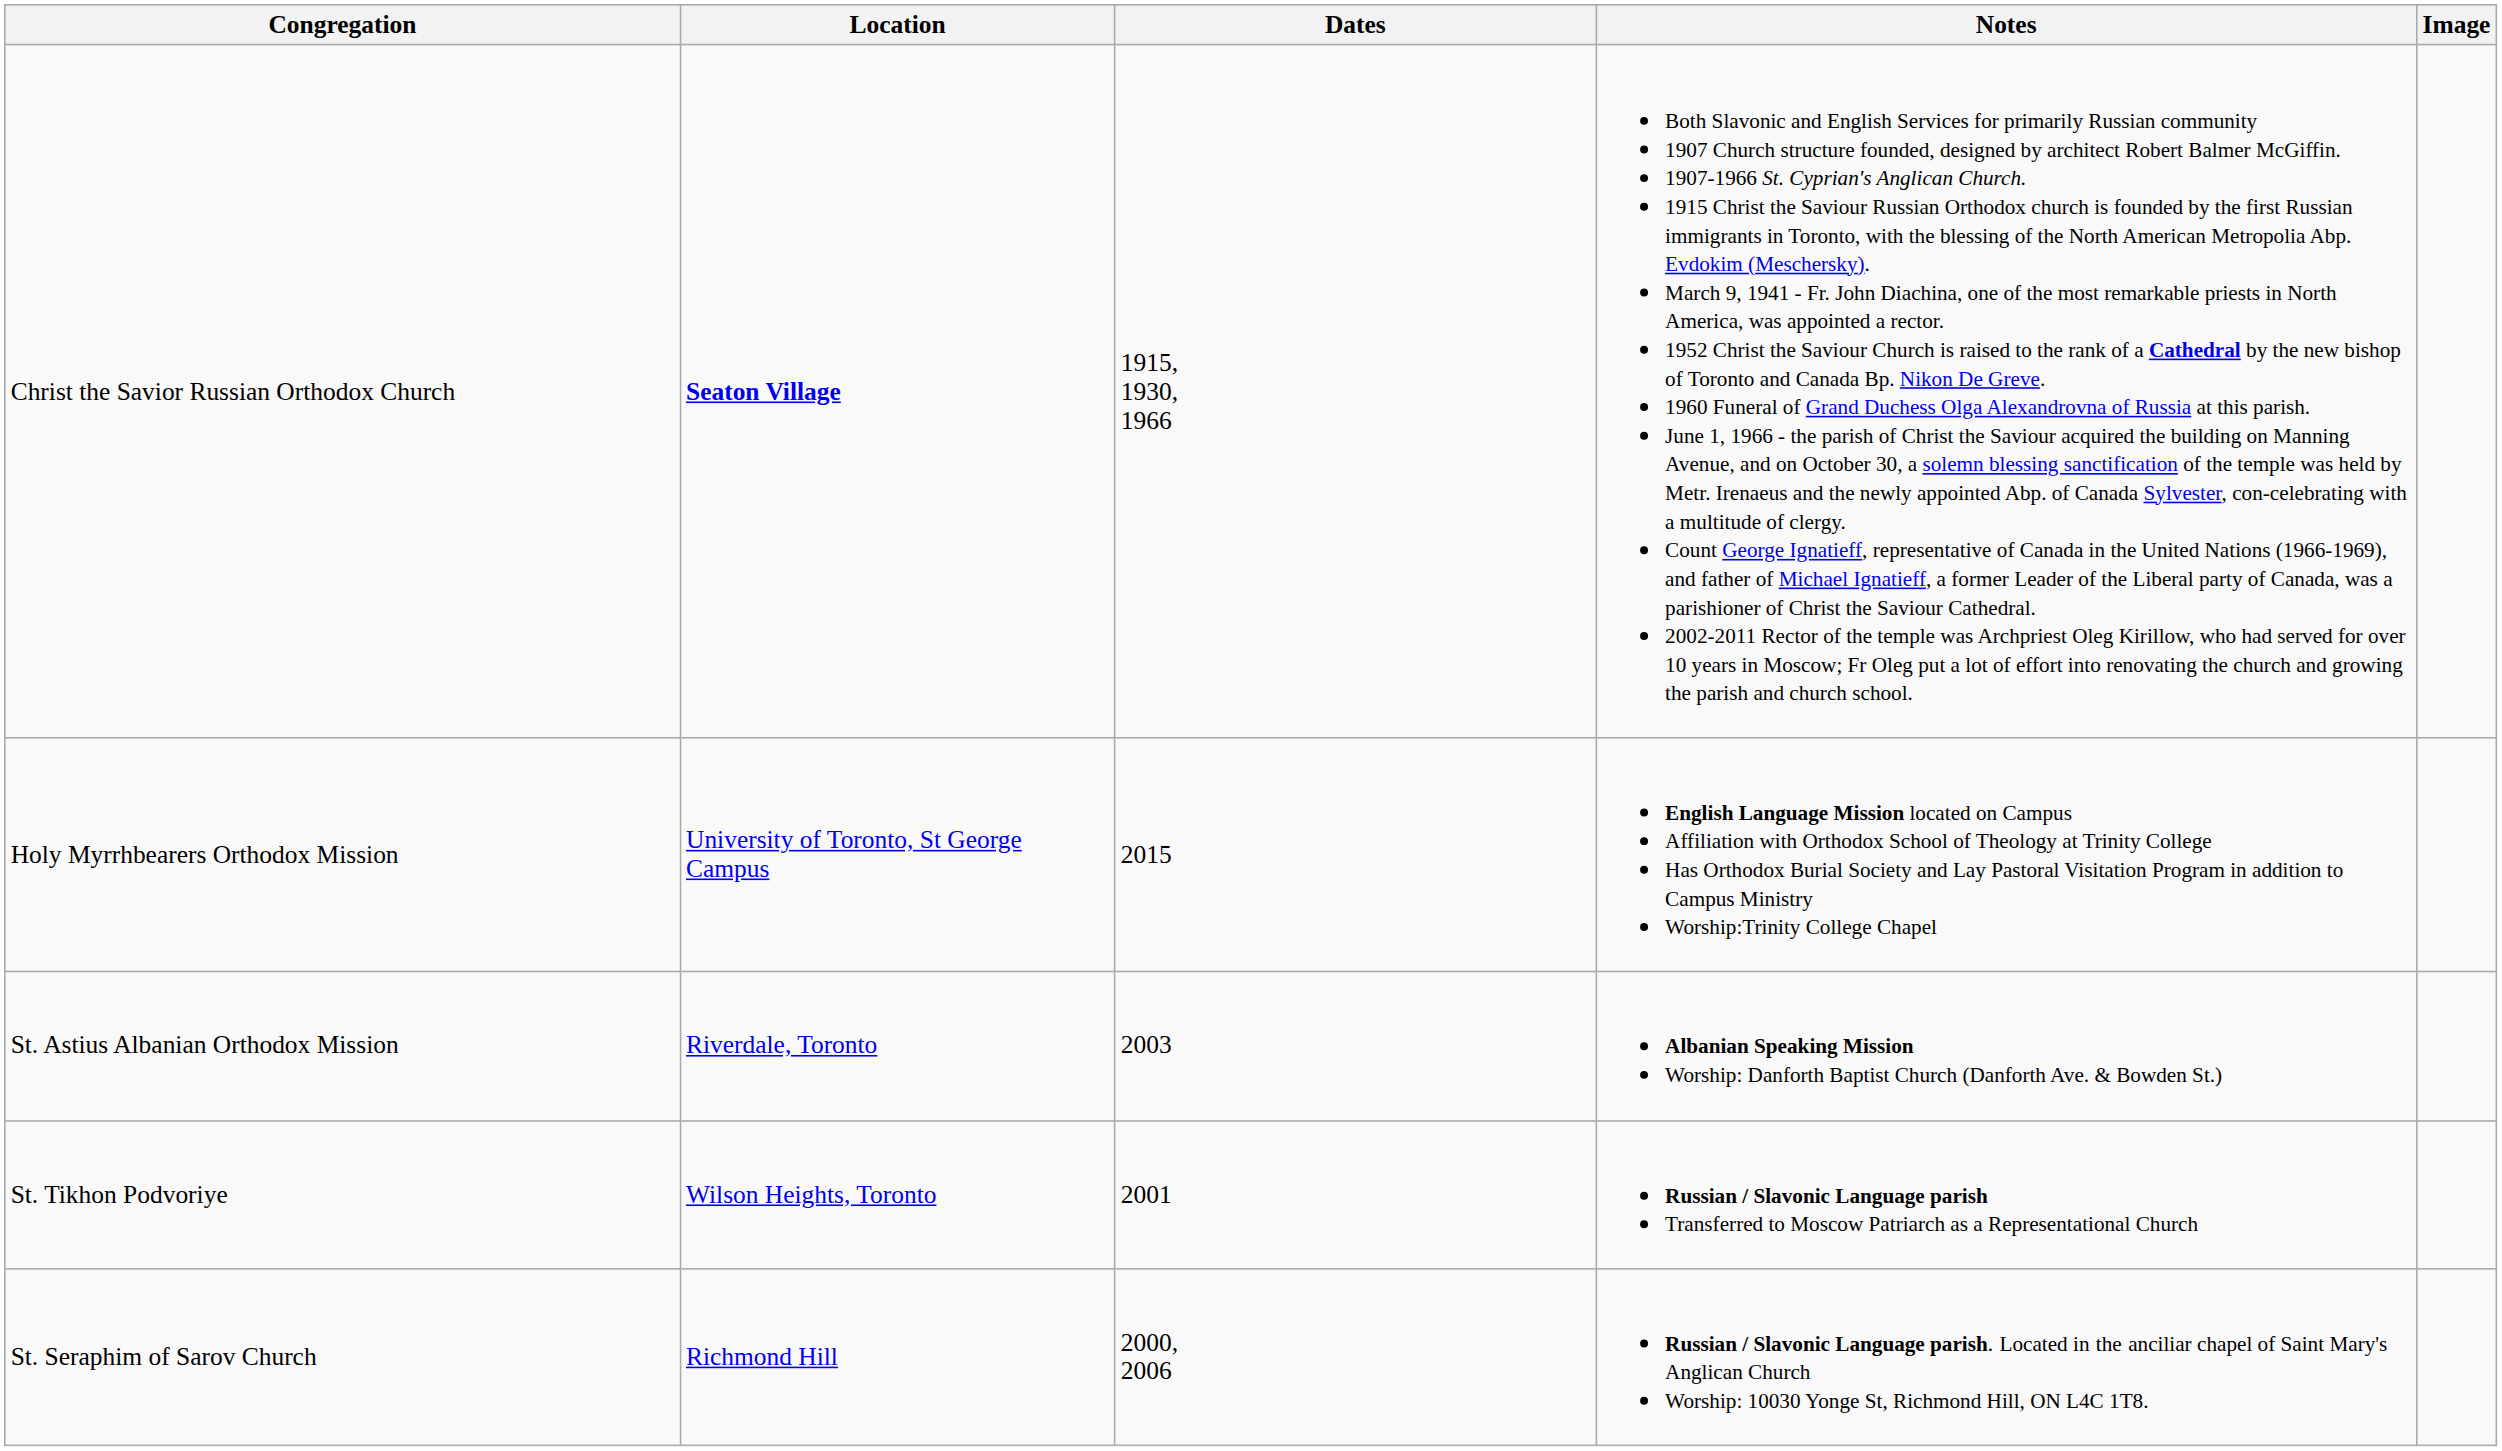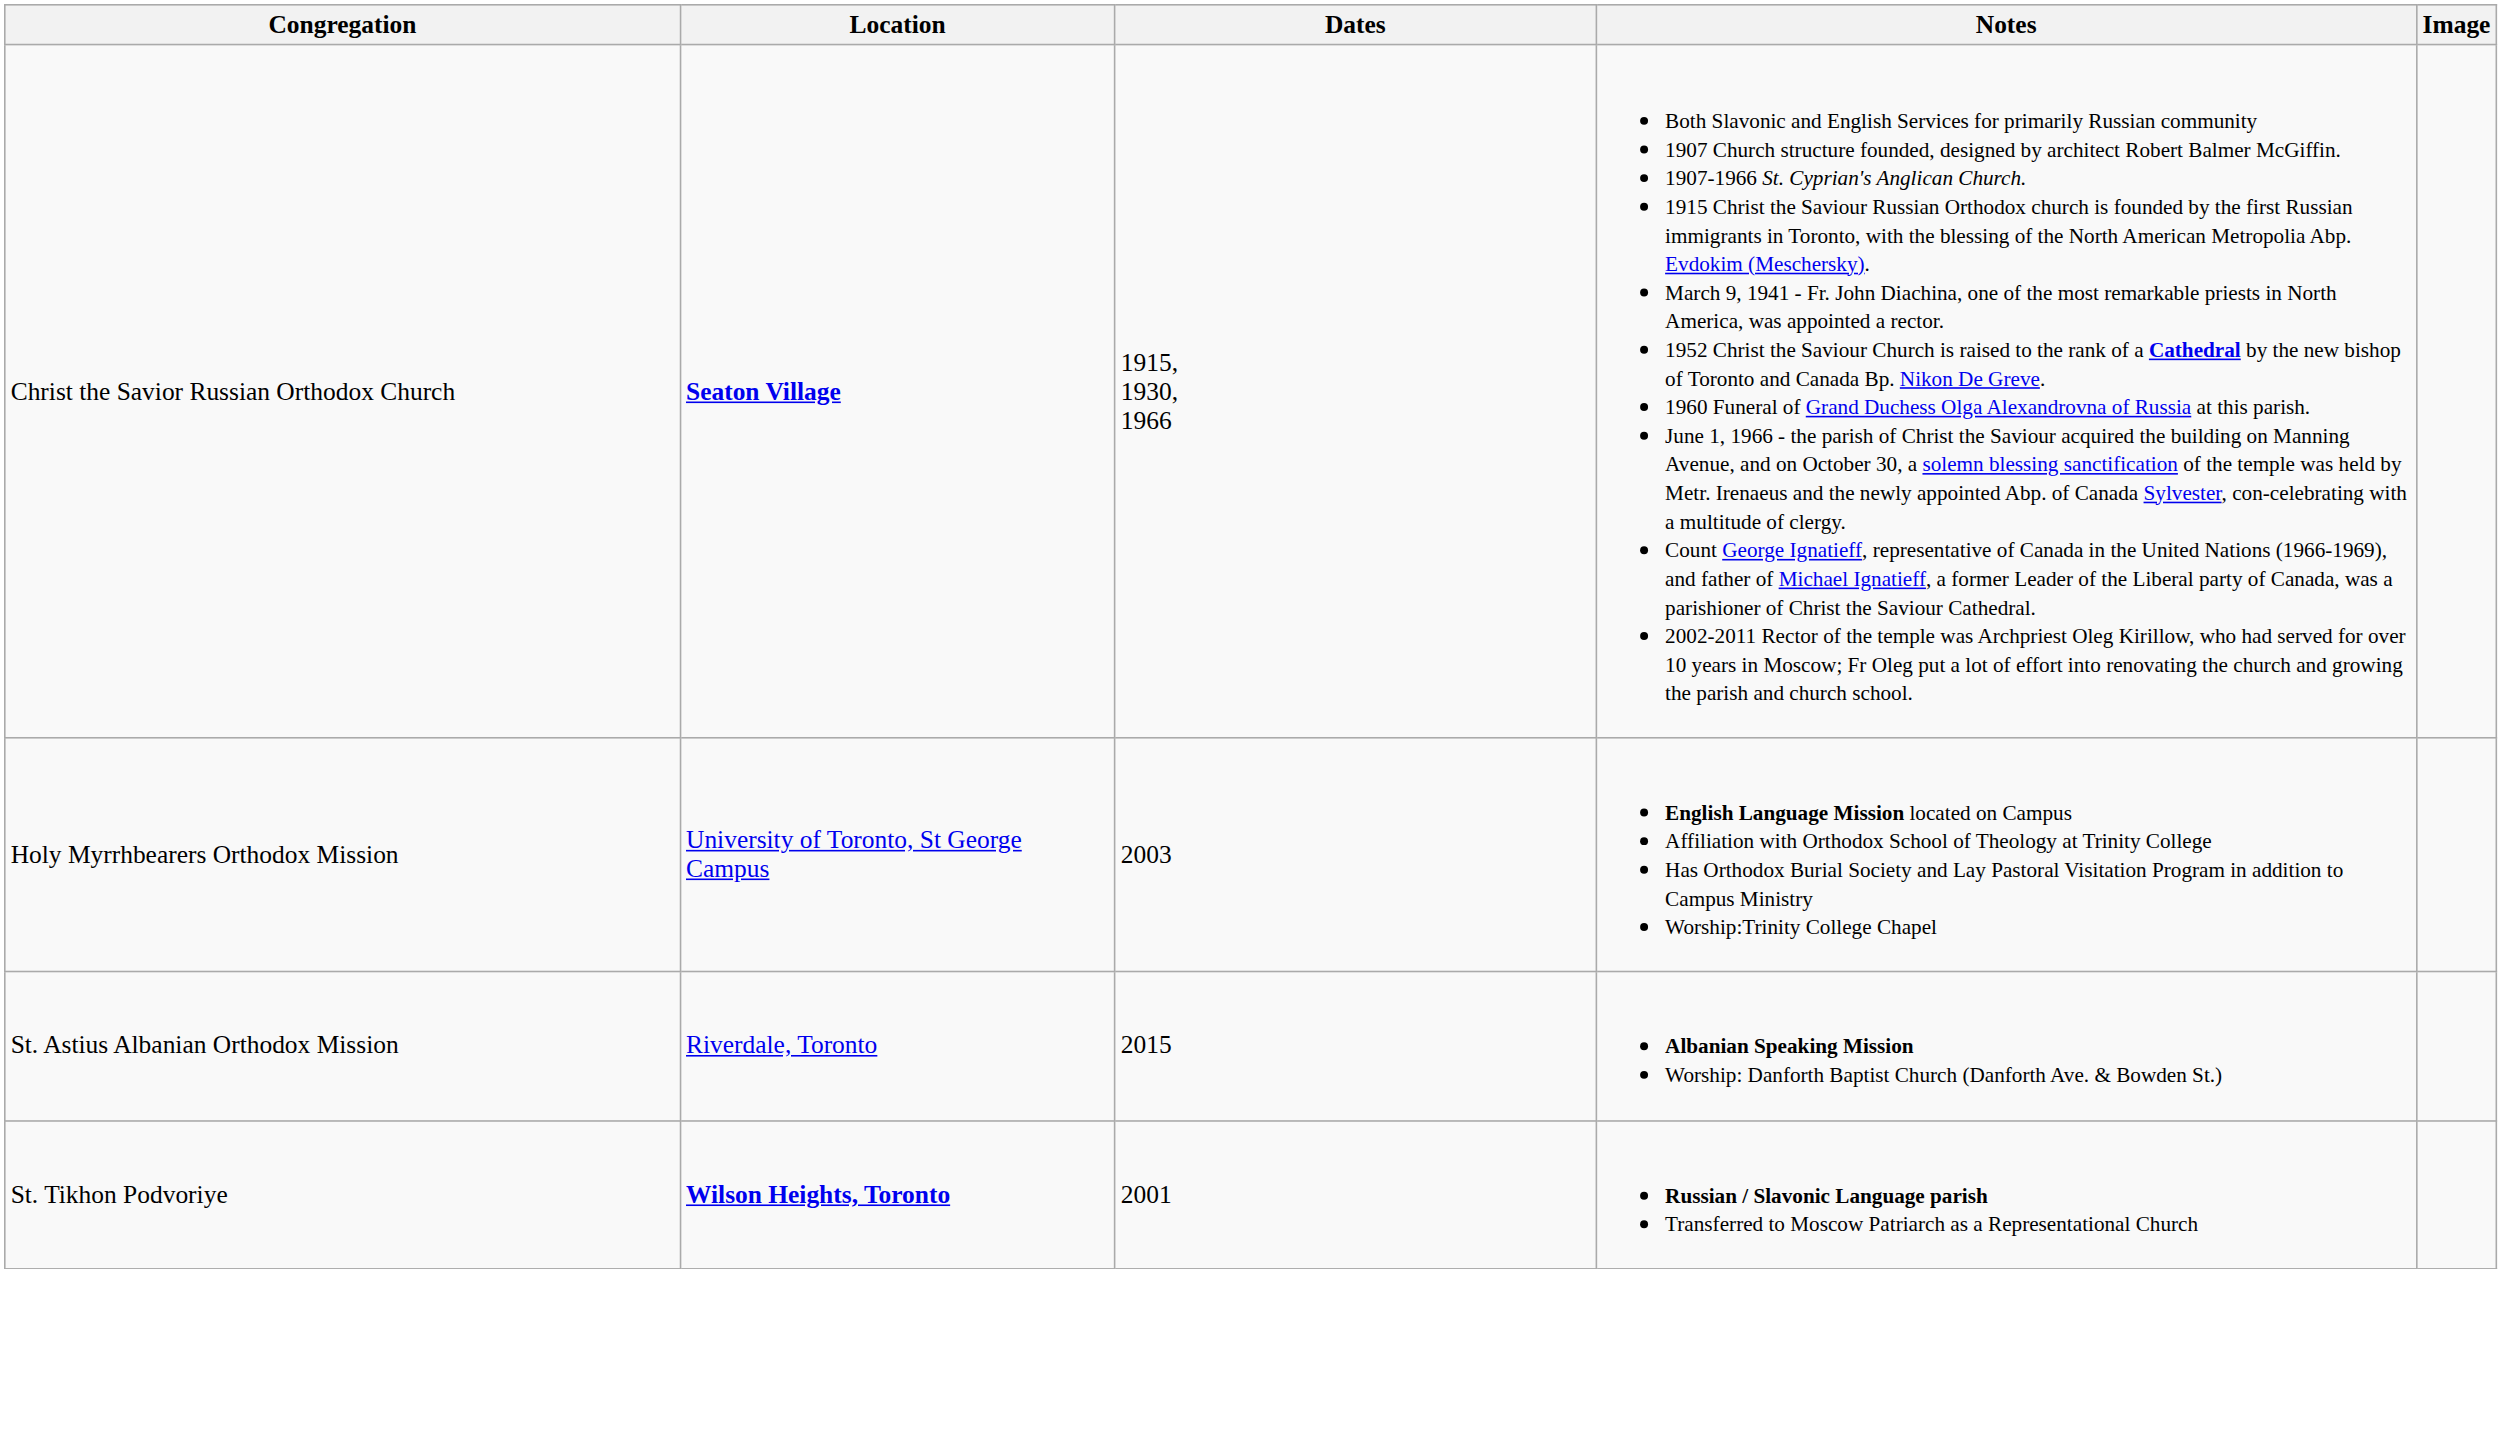(1146, 854) 2015 -> (1146, 854) 2003
(1146, 1045) 2003 -> (1146, 1045) 2015
(811, 1194) normal -> (818, 1194) bold
- row: (164, 1356)
